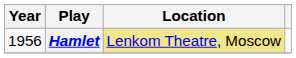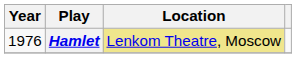(25, 40) 1956 -> (25, 40) 1976
